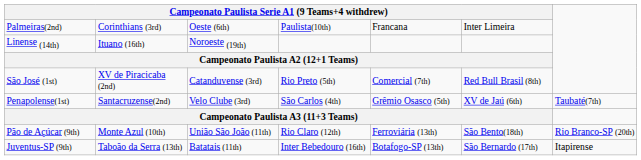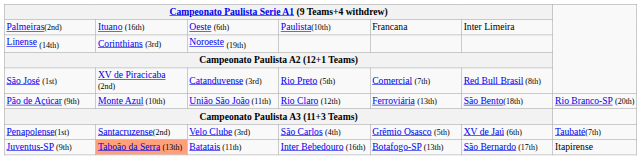(130, 27) Corinthians (3rd) -> (121, 27) Ituano (16th)
(121, 43) Ituano (16th) -> (130, 43) Corinthians (3rd)
rows swapped: (43, 132) <-> (38, 101)
(140, 147) no background -> (140, 147) lightsalmon background
